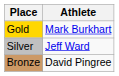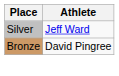- row: (18, 29)
